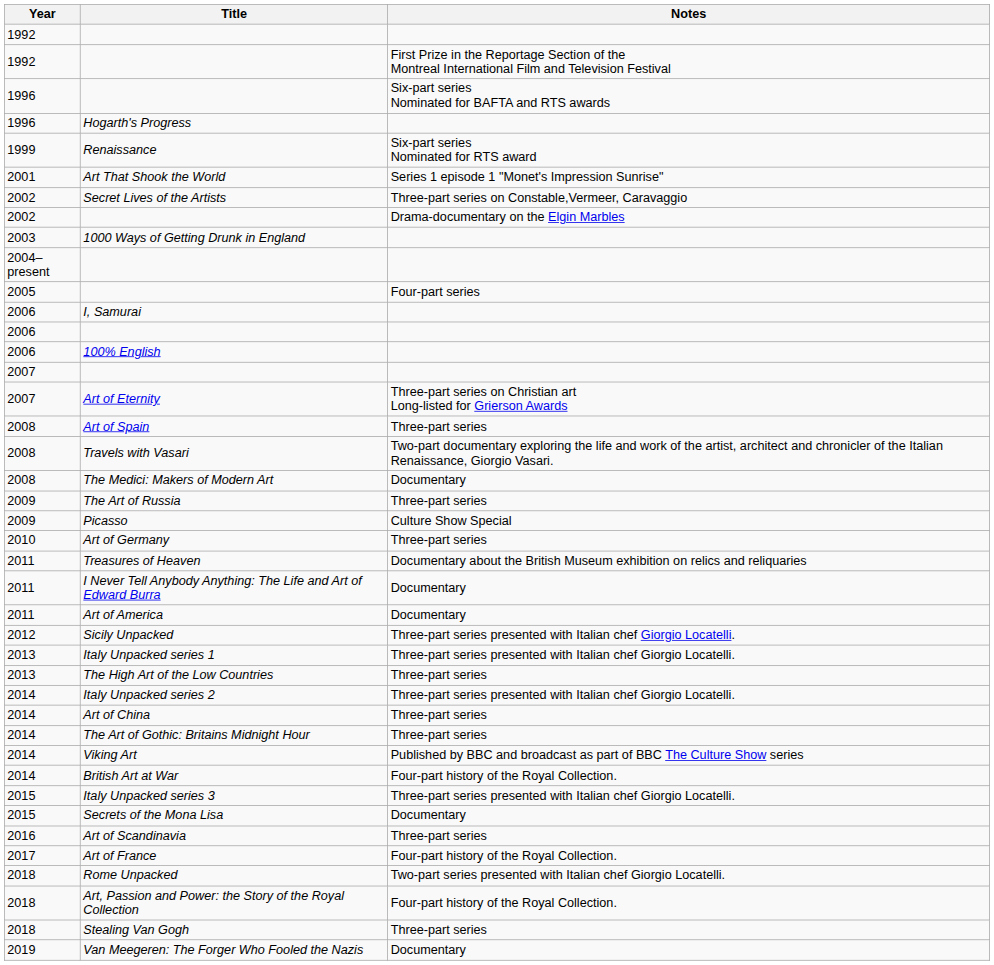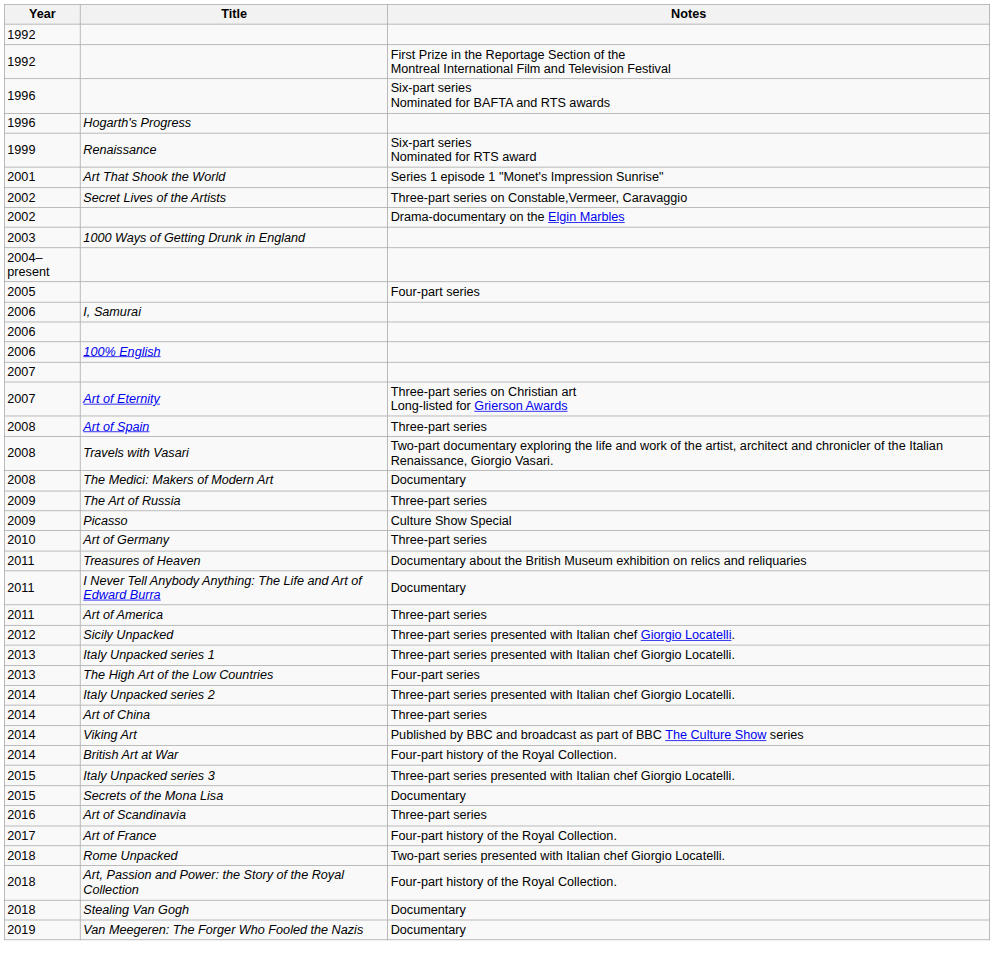(428, 615) Documentary -> (439, 615) Three-part series
(439, 675) Three-part series -> (435, 675) Four-part series
- row: (21, 735)
(439, 930) Three-part series -> (428, 910) Documentary
